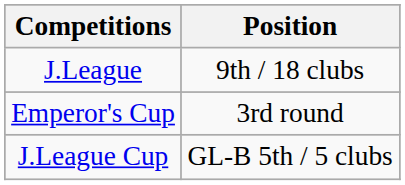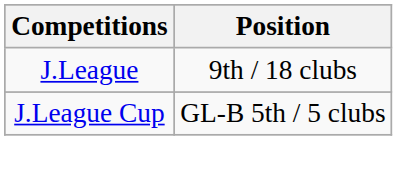- row: (93, 112)
